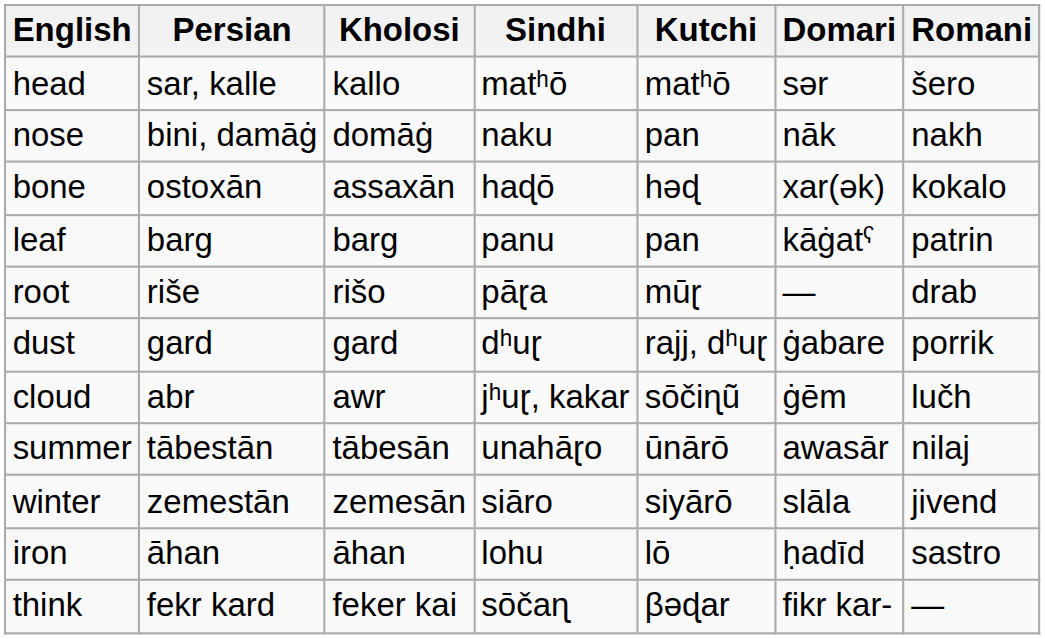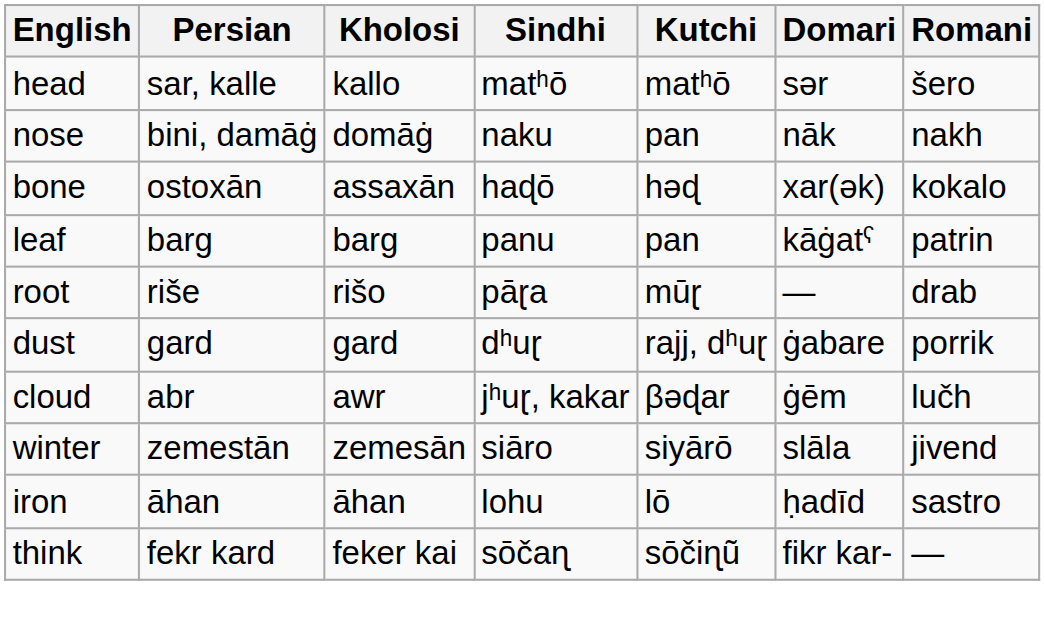(692, 396) sōčiɳũ -> (687, 396) βəɖar
- row: (72, 448)
(687, 605) βəɖar -> (692, 553) sōčiɳũ
